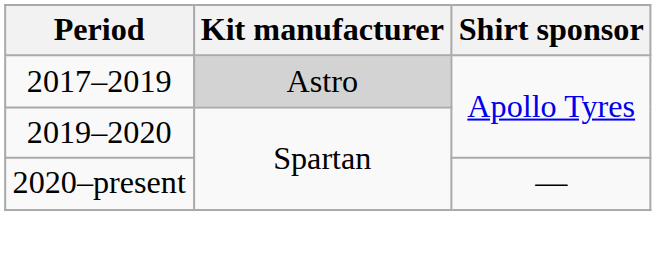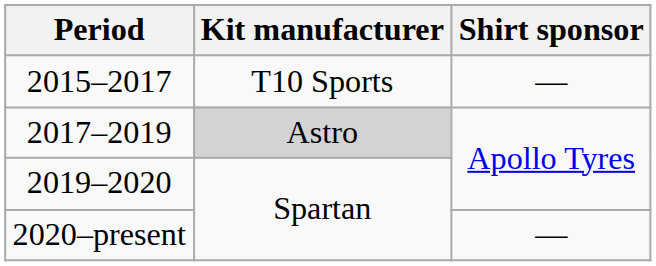+ row: (99, 81)
